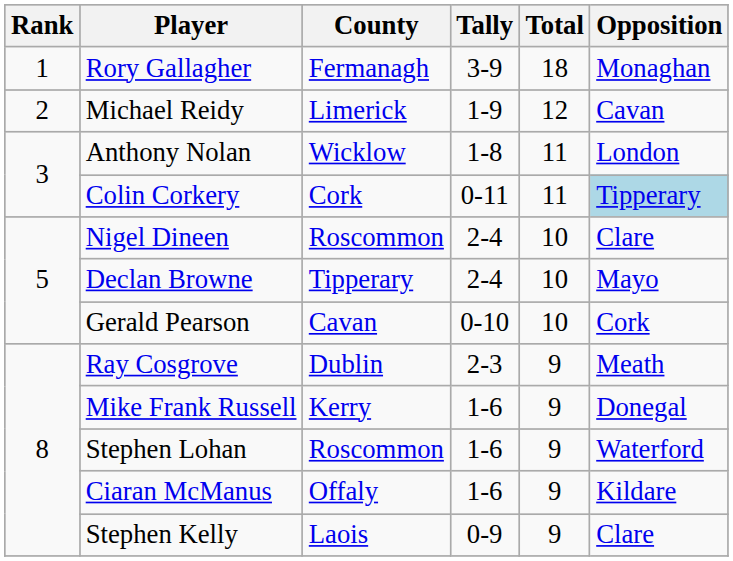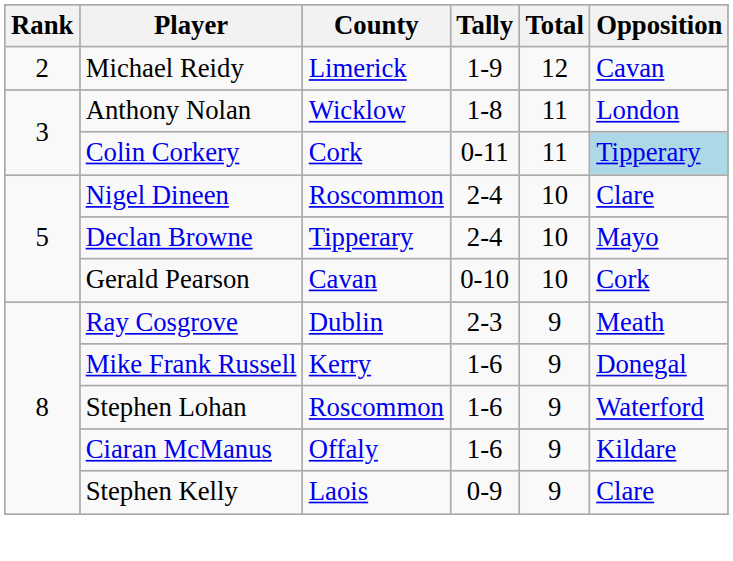- row: (168, 68)
